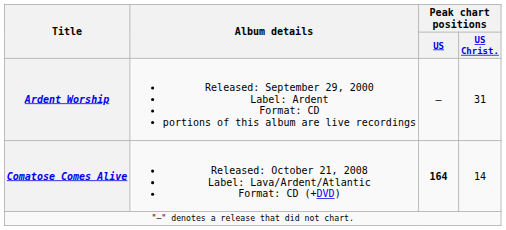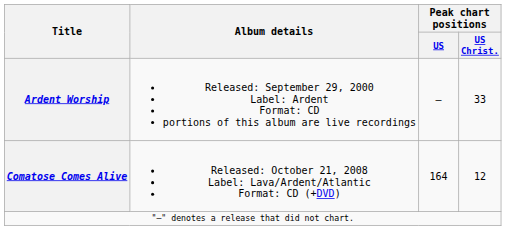(480, 99) 31 -> (480, 99) 33
(439, 176) bold -> (439, 176) normal
(480, 176) 14 -> (480, 176) 12
